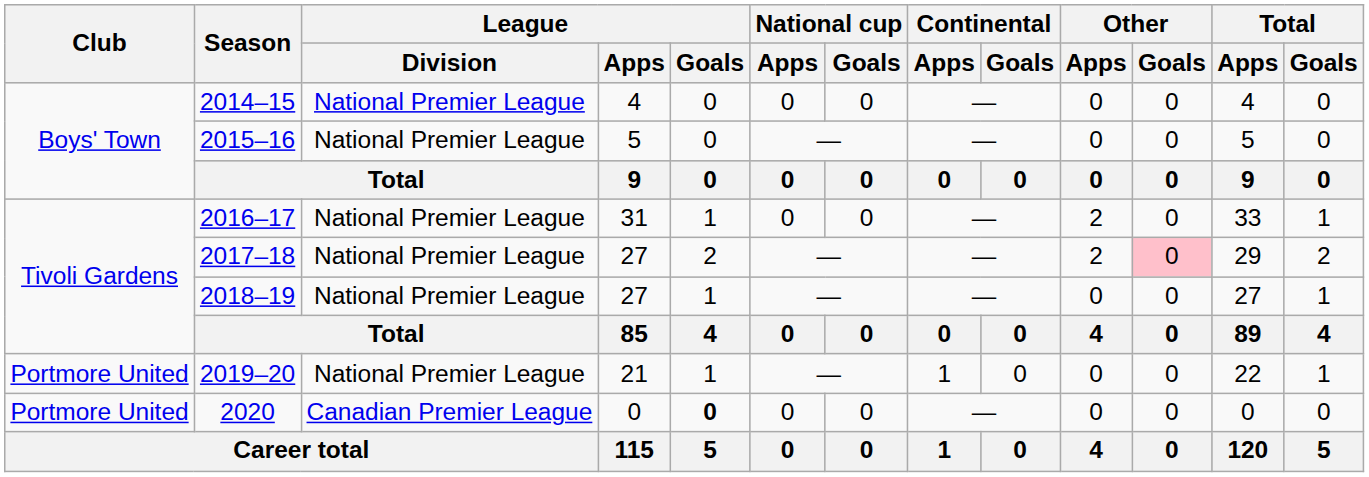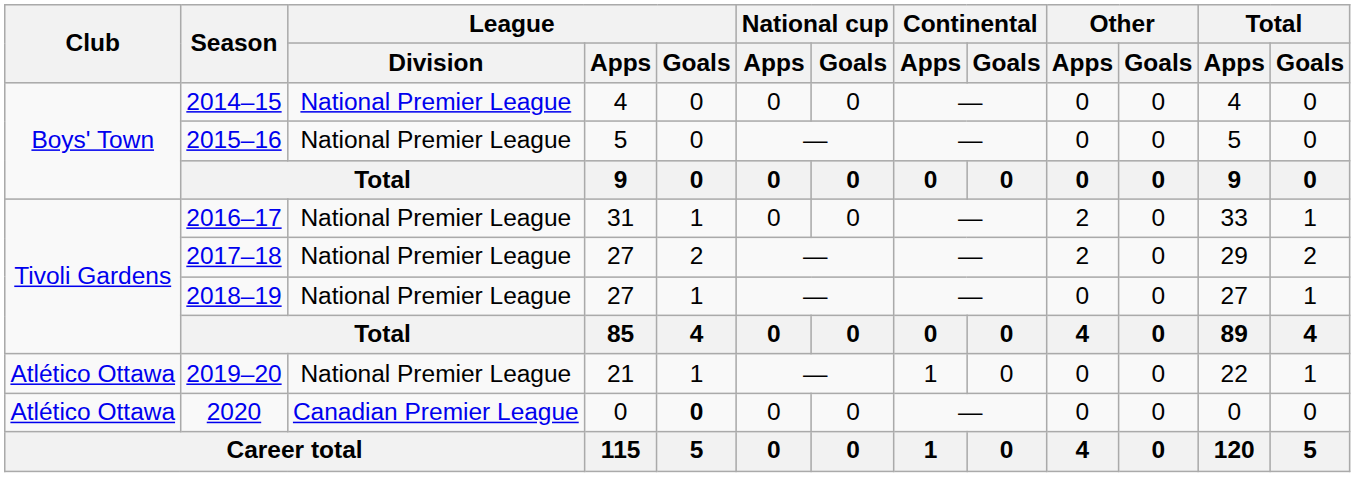(1172, 256) pink background -> (1158, 256) no background
(100, 373) Portmore United -> (93, 373) Atlético Ottawa
(100, 412) Portmore United -> (93, 412) Atlético Ottawa
